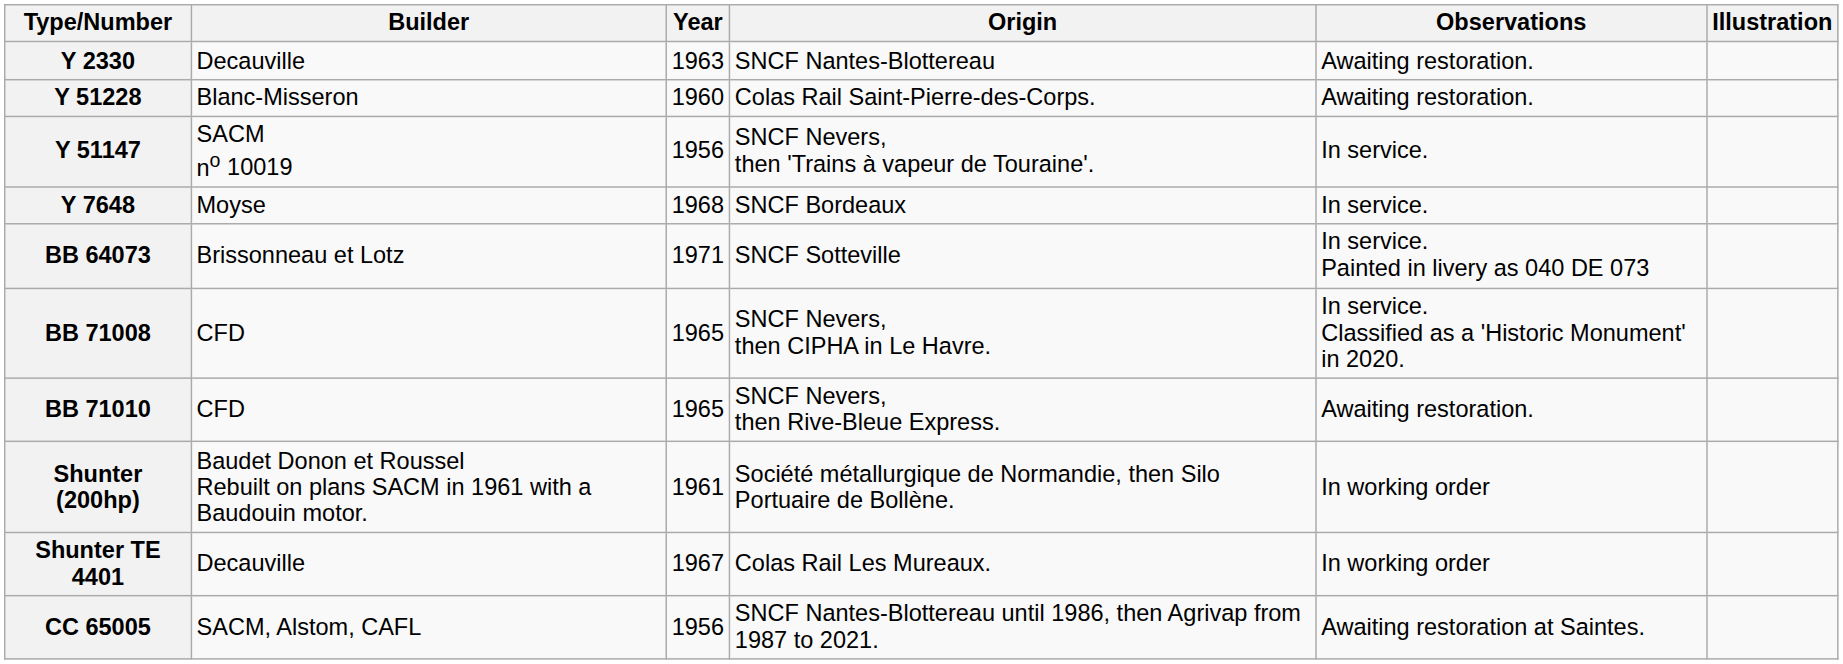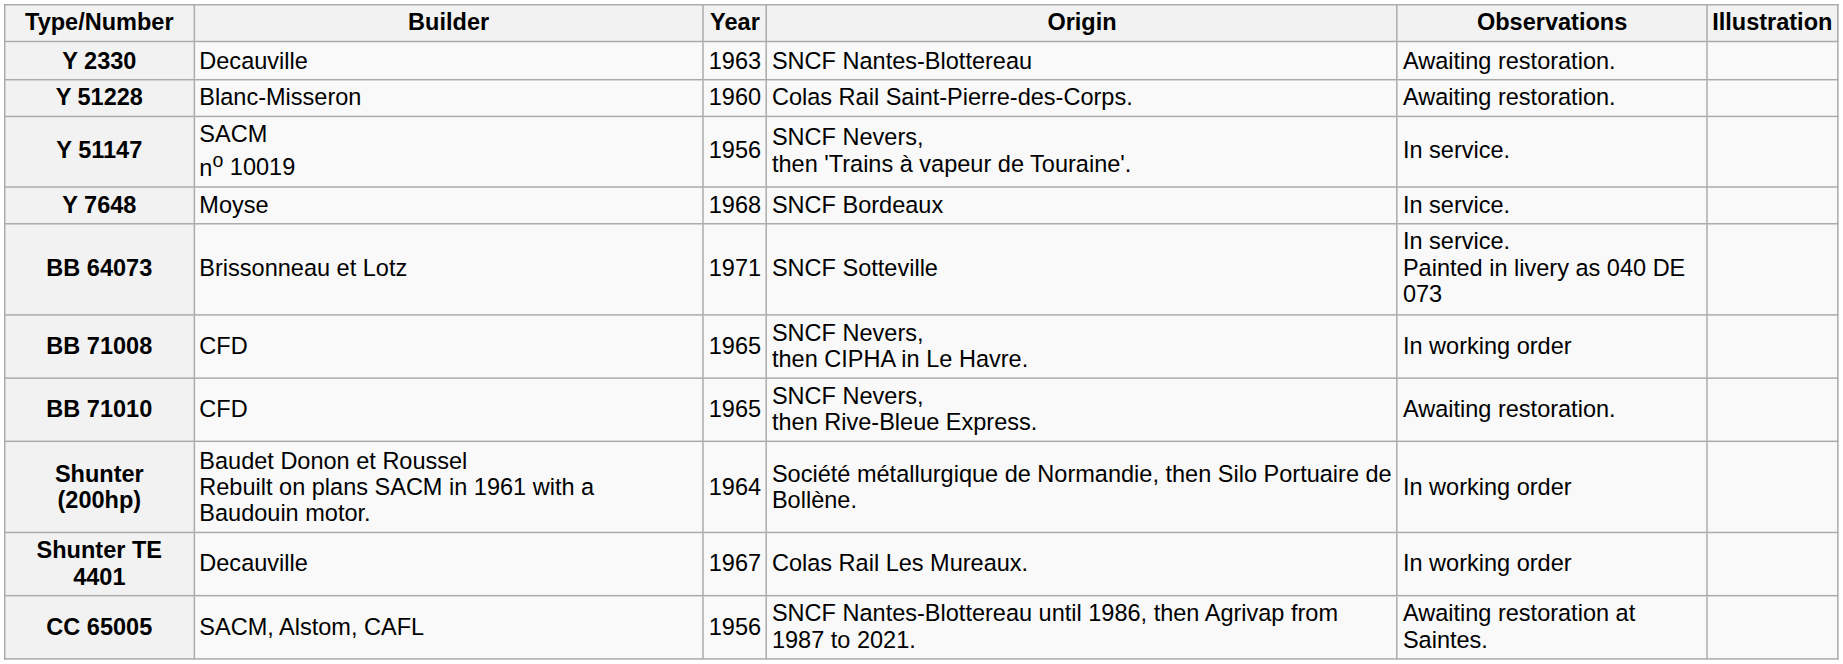(1503, 332) In service. Classified as a 'Historic Monument' in 2020. -> (1487, 345) In working order
(698, 486) 1961 -> (735, 486) 1964
